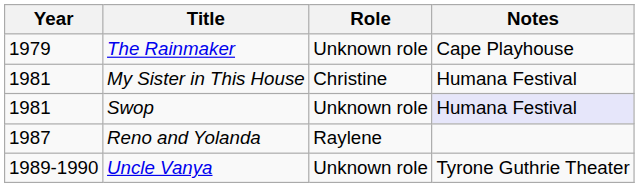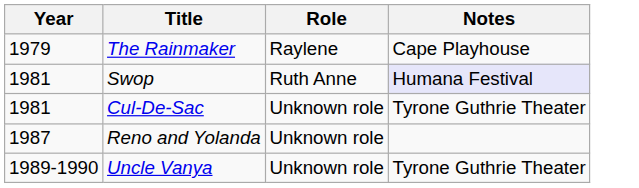(371, 49) Unknown role -> (304, 49) Raylene
- row: (206, 78)
(371, 108) Unknown role -> (313, 78) Ruth Anne
+ row: (155, 108)
(348, 138) Raylene -> (327, 138) Unknown role
